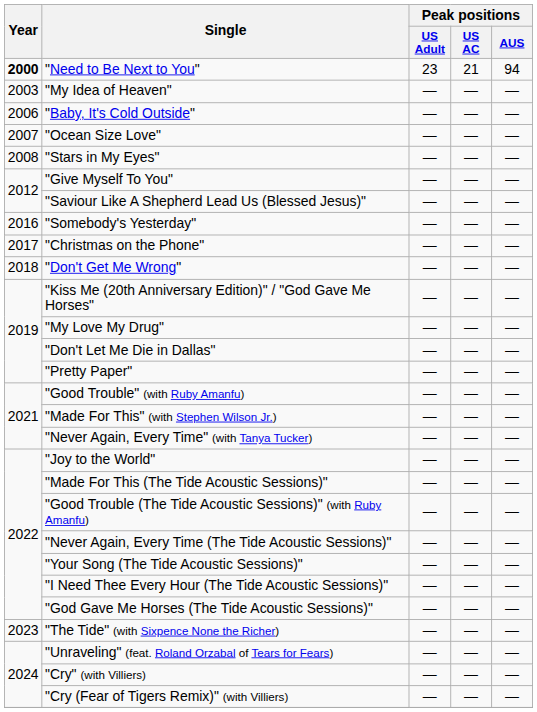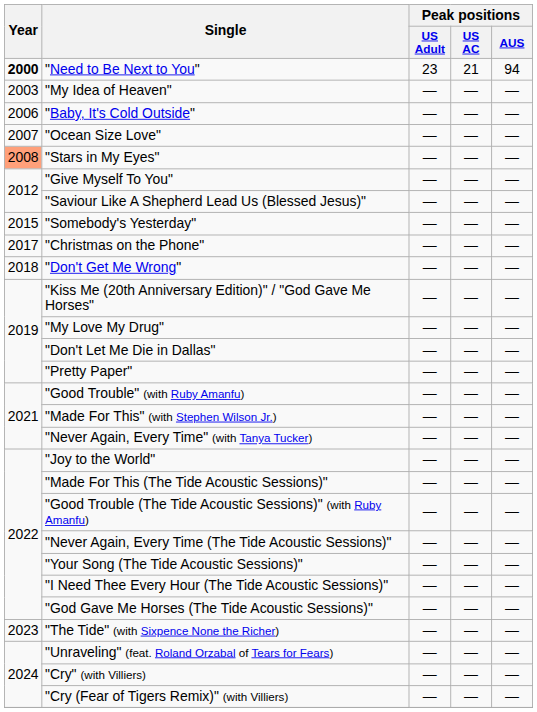(23, 157) no background -> (23, 157) lightsalmon background
(23, 223) 2016 -> (23, 223) 2015
